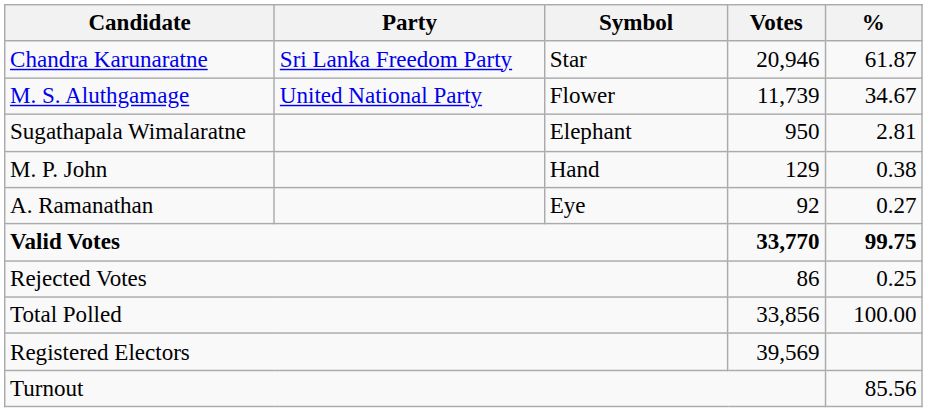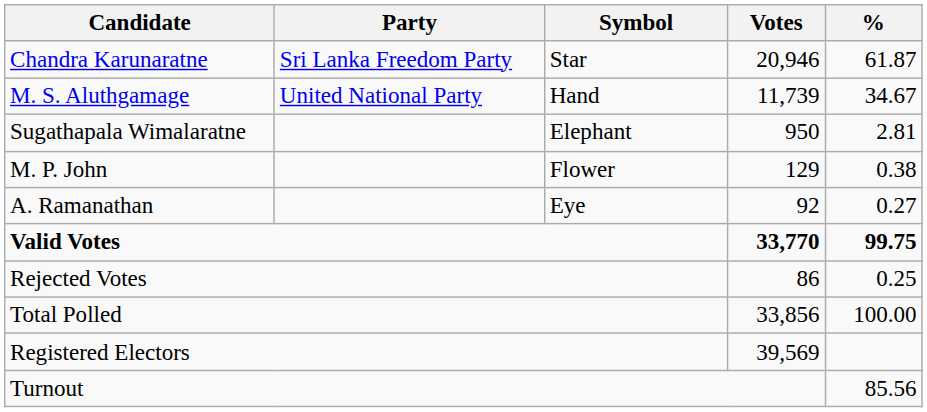(582, 95) Flower -> (575, 95) Hand
(575, 168) Hand -> (582, 168) Flower
